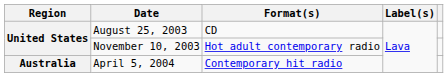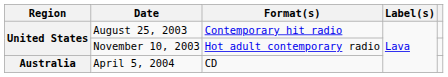(211, 30) CD -> (274, 30) Contemporary hit radio
(274, 64) Contemporary hit radio -> (211, 64) CD
